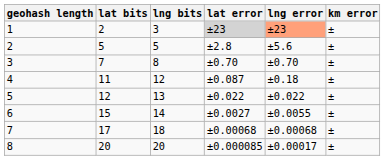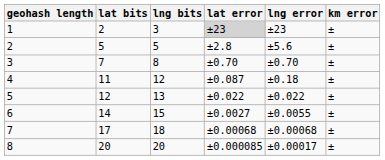(277, 30) lightsalmon background -> (277, 30) no background
(104, 113) 15 -> (104, 113) 14
(159, 113) 14 -> (159, 113) 15
